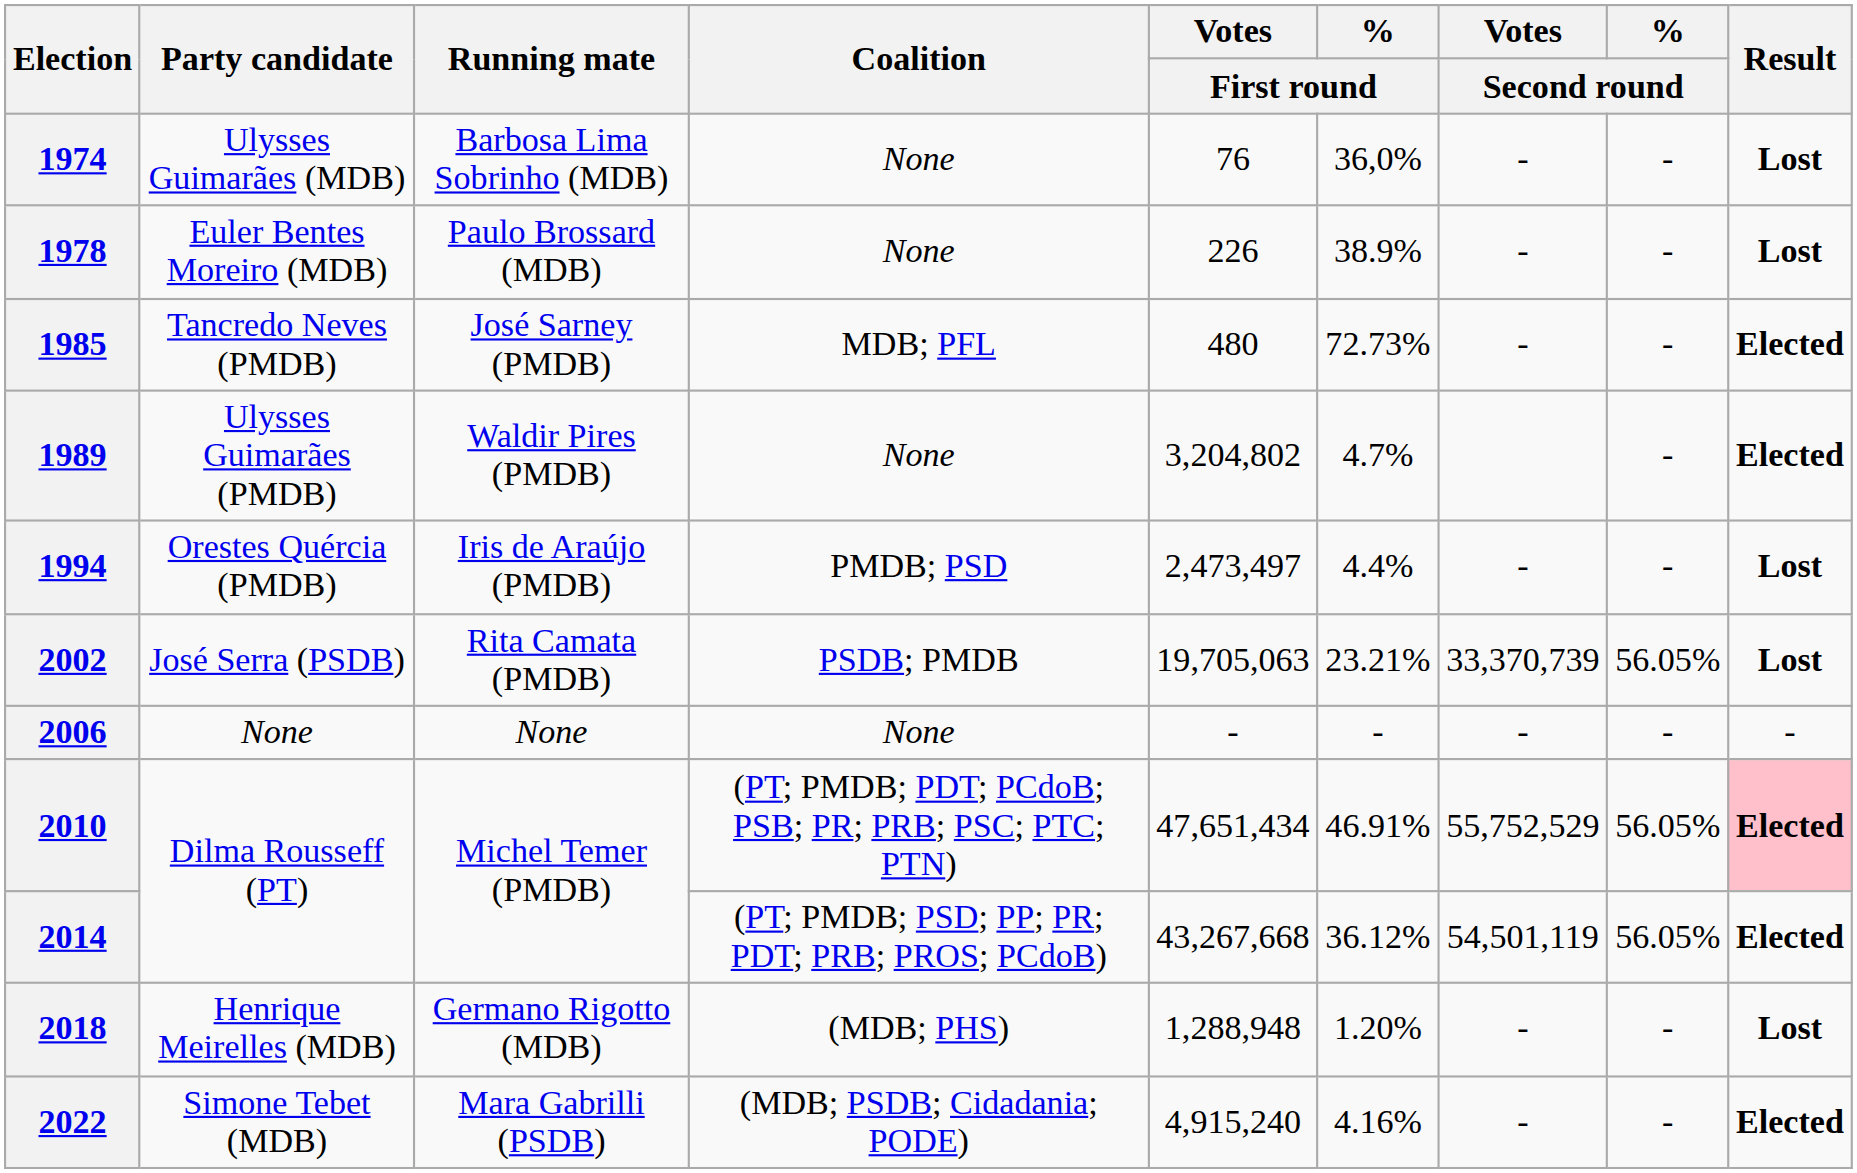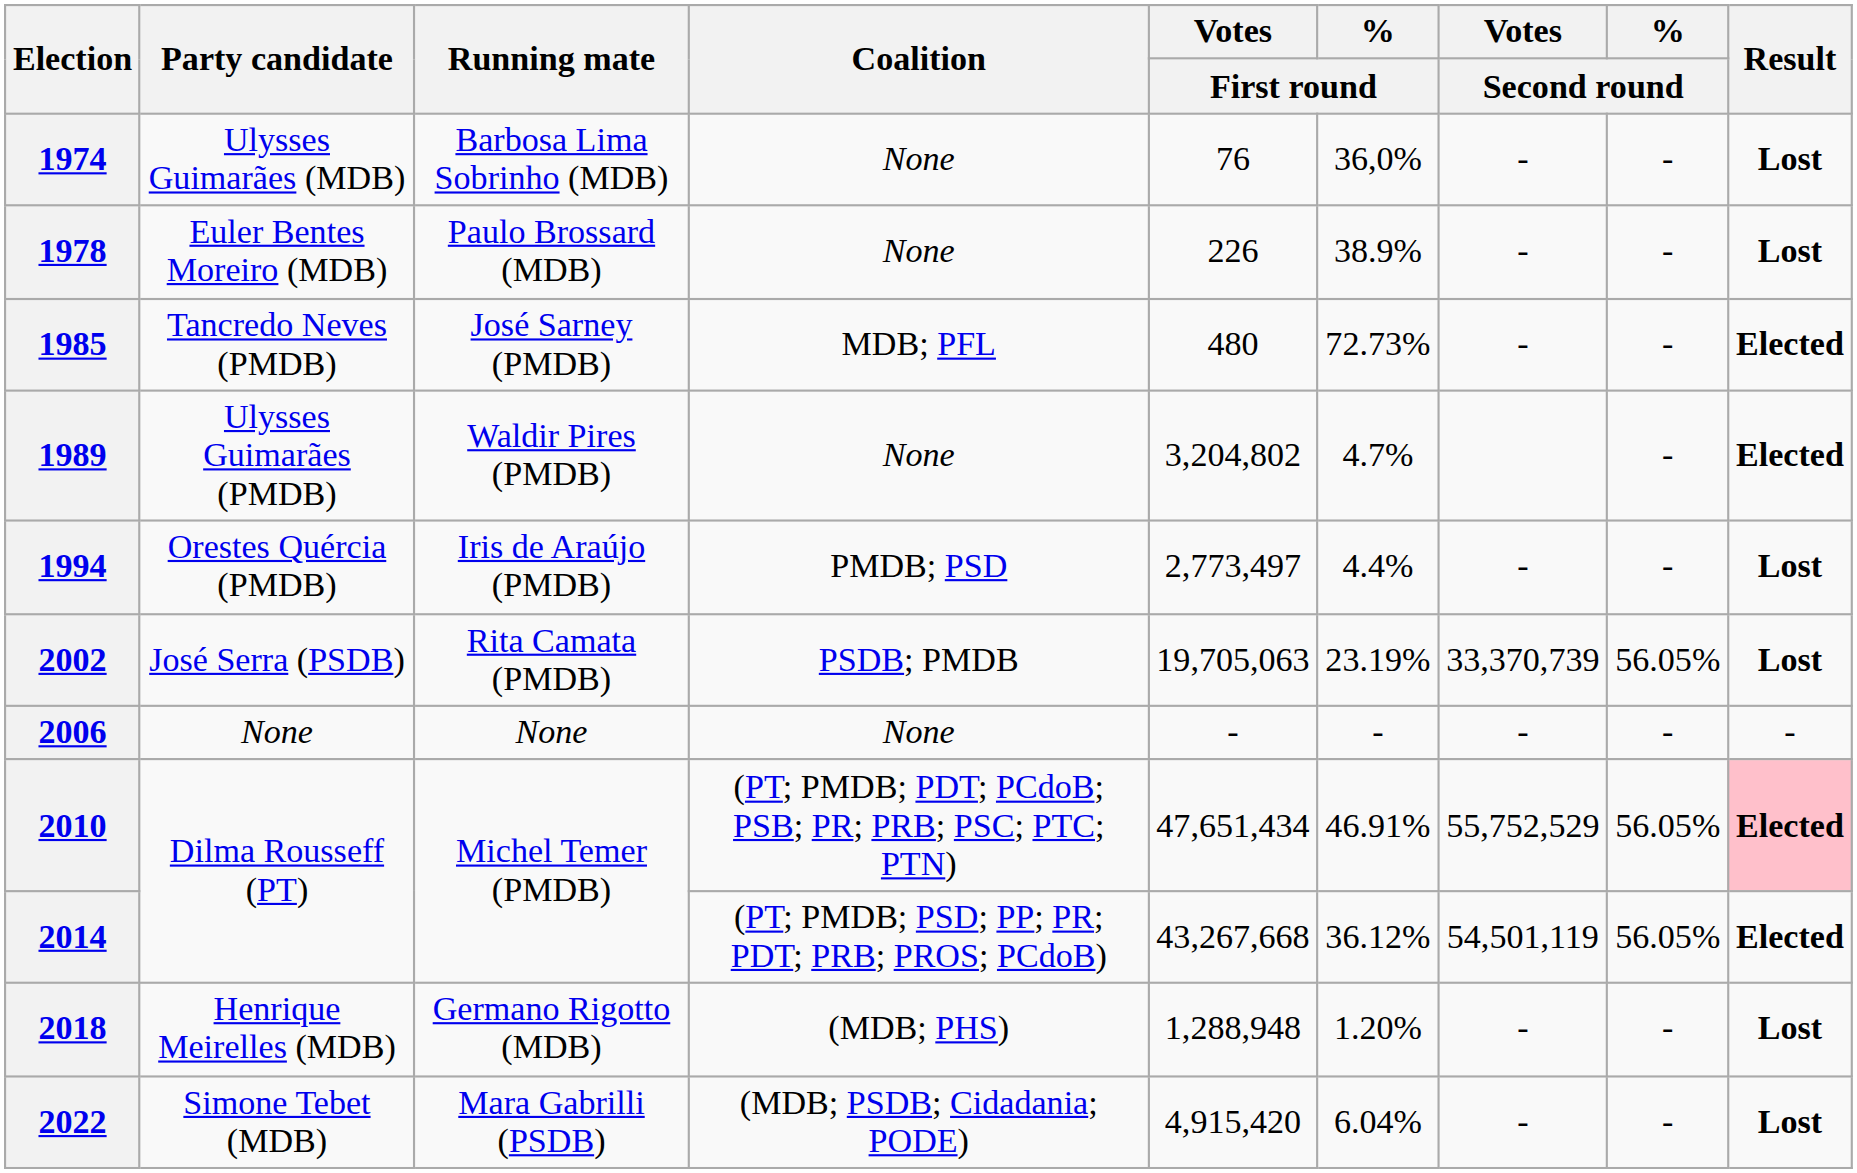(1233, 566) 2,473,497 -> (1233, 566) 2,773,497
(1378, 659) 23.21% -> (1378, 659) 23.19%
(1233, 1121) 4,915,240 -> (1233, 1121) 4,915,420
(1378, 1121) 4.16% -> (1378, 1121) 6.04%
(1790, 1121) Elected -> (1790, 1121) Lost
